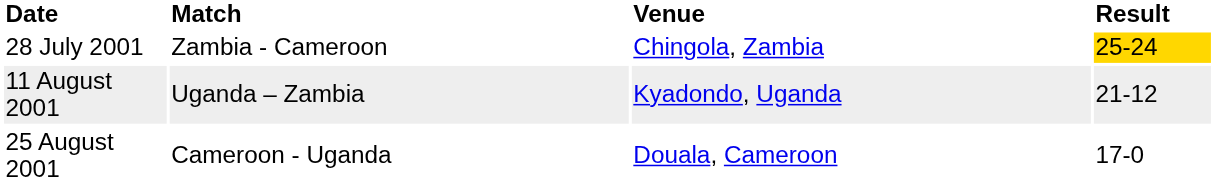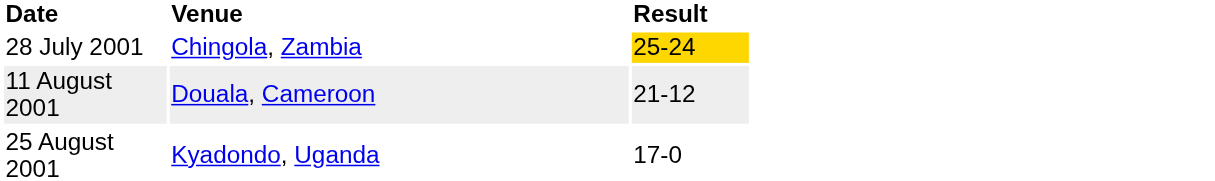- column: (206, 13)
(737, 94) Kyadondo, Uganda -> (273, 94) Douala, Cameroon
(735, 155) Douala, Cameroon -> (275, 155) Kyadondo, Uganda
